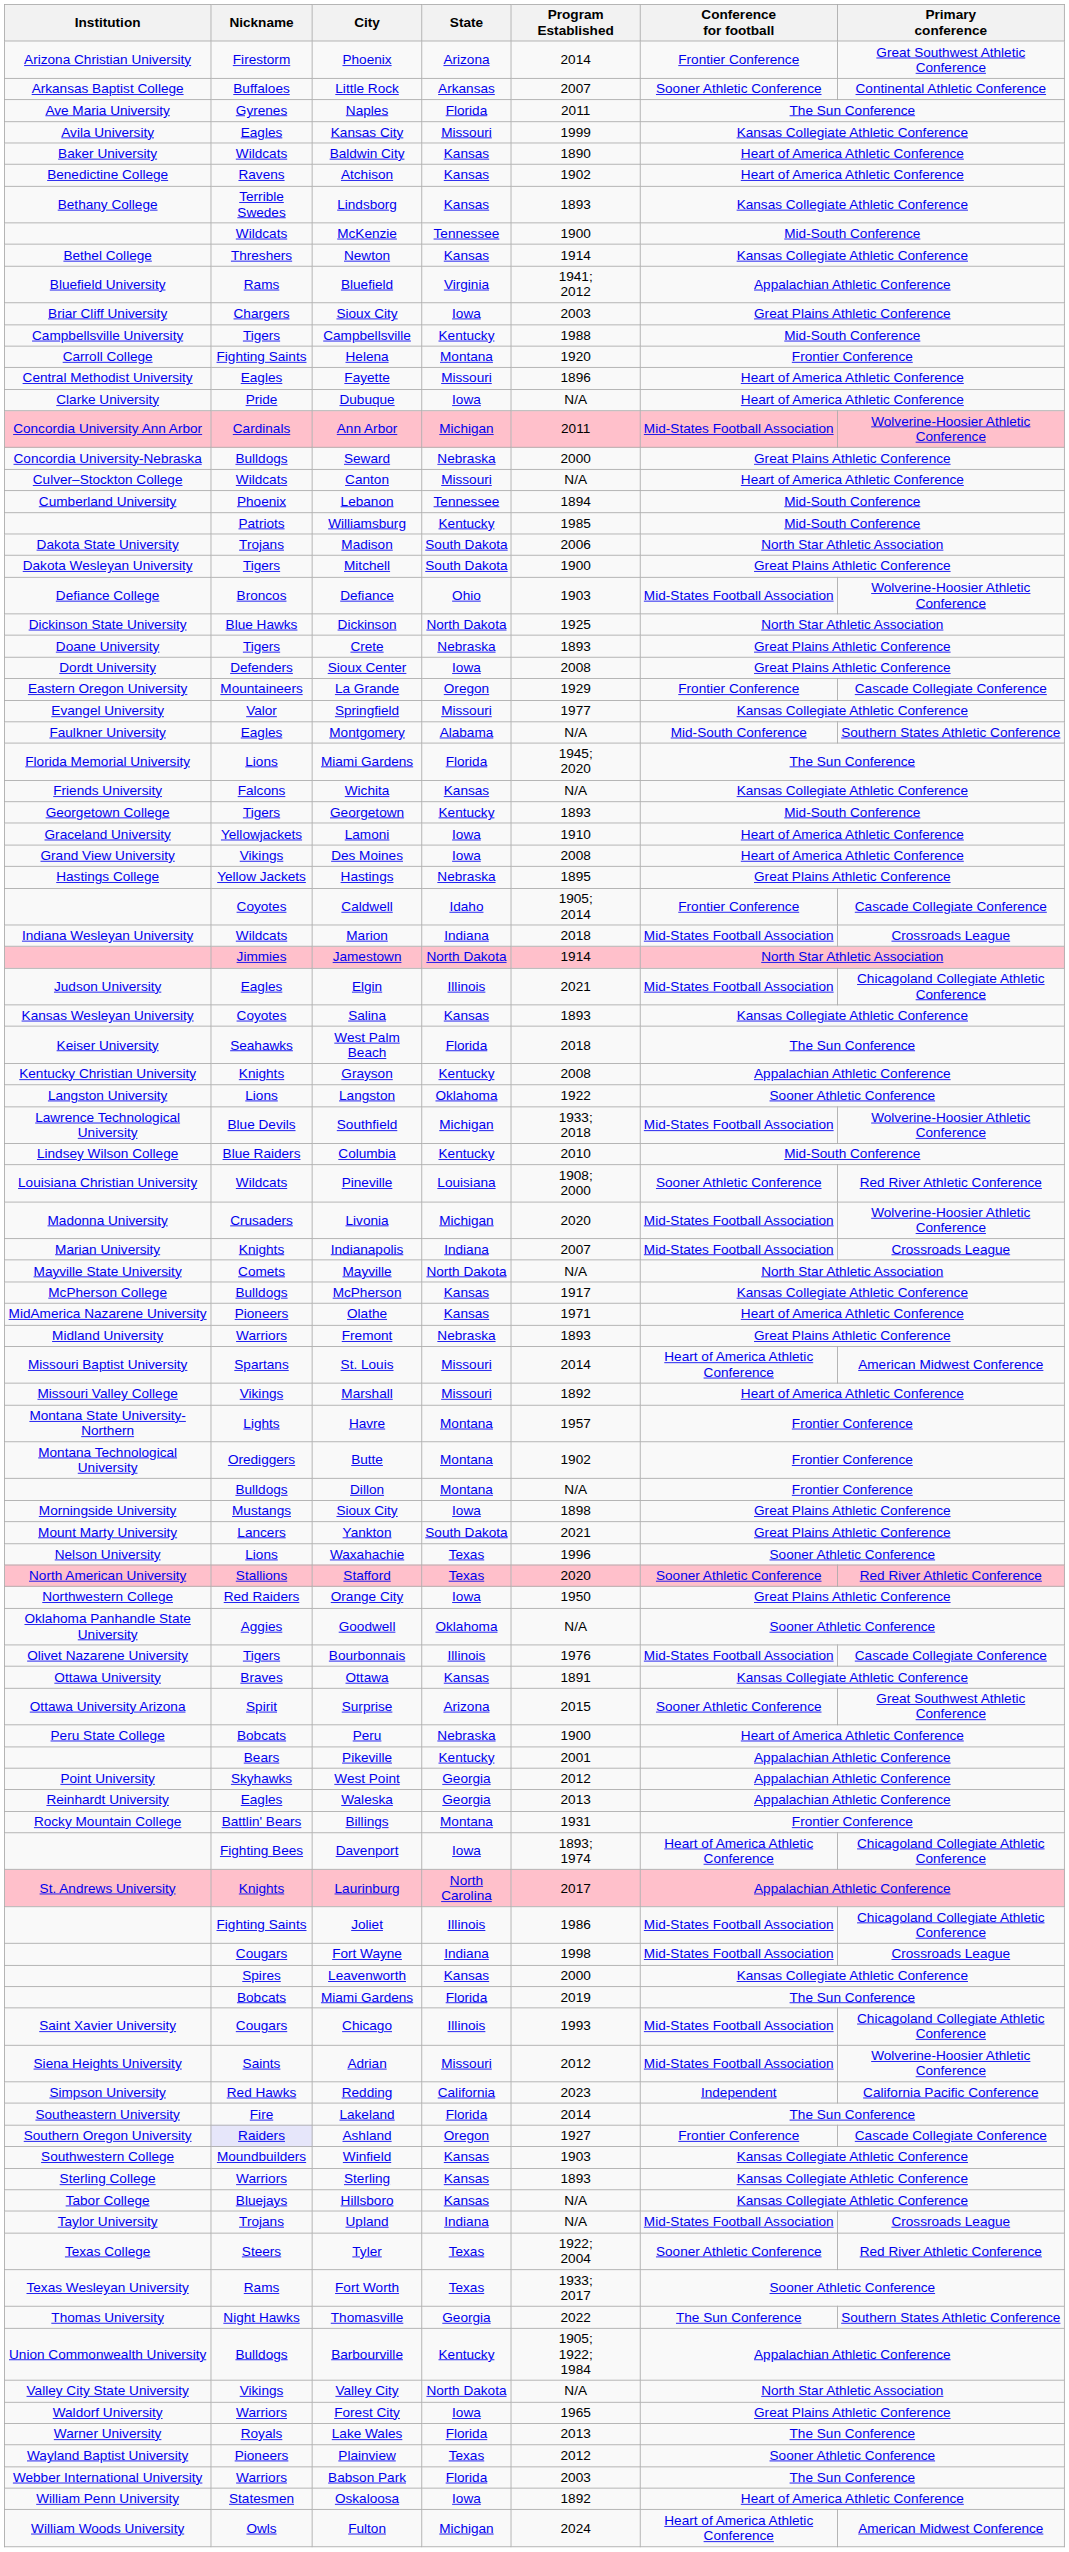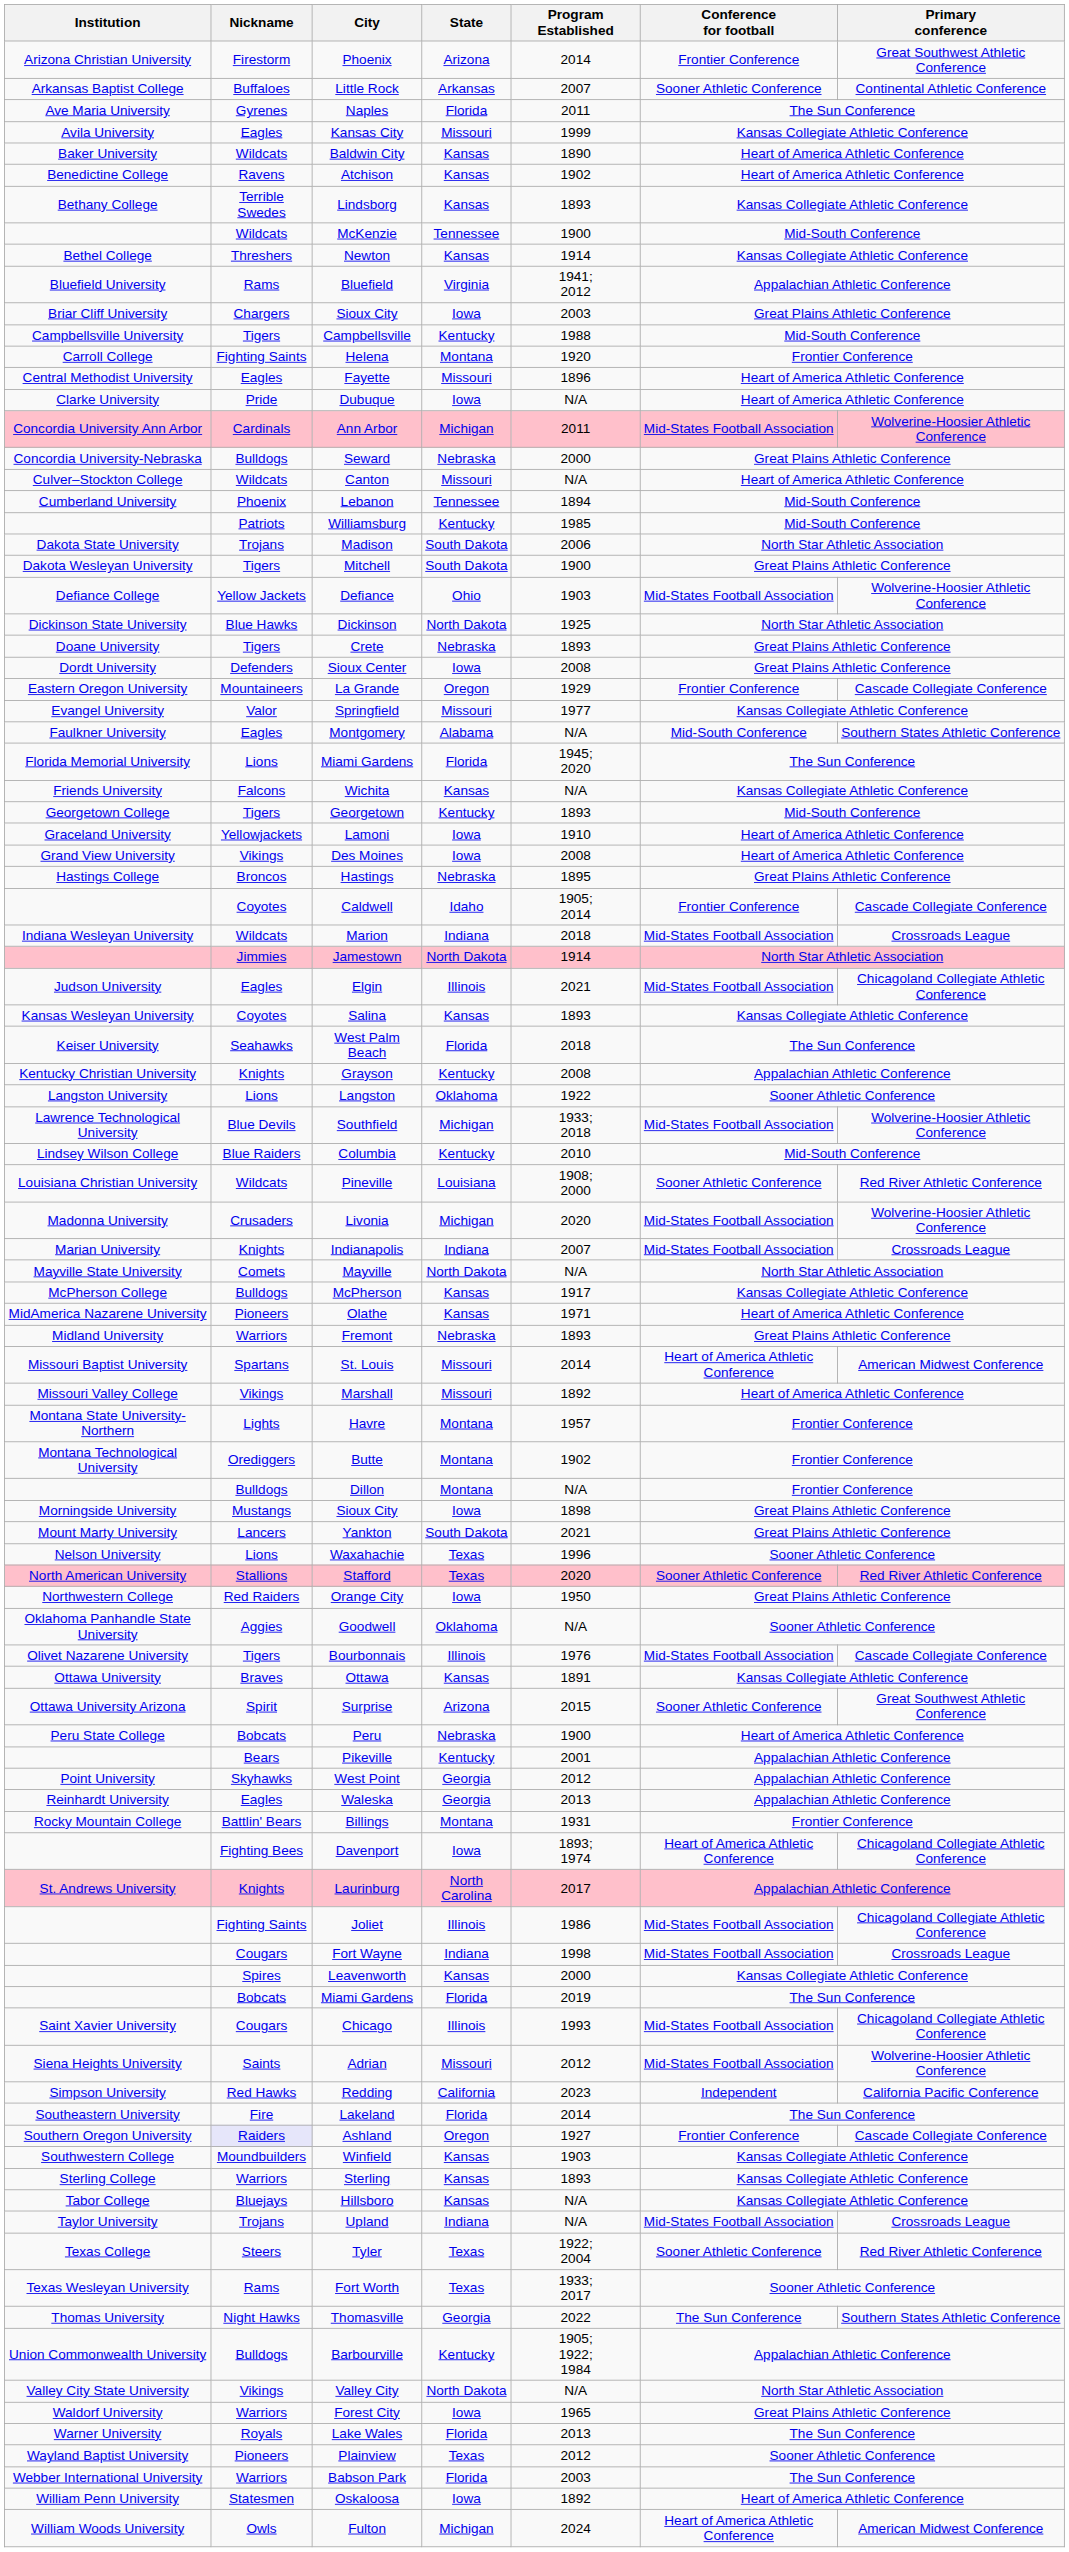(262, 595) Broncos -> (262, 595) Yellow Jackets
(262, 877) Yellow Jackets -> (262, 877) Broncos
